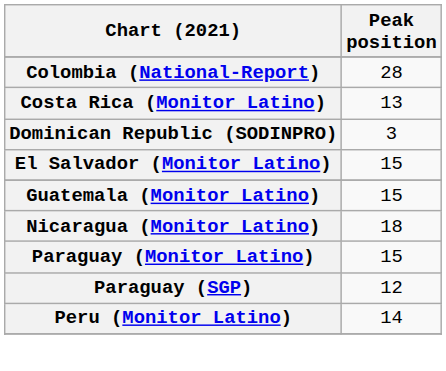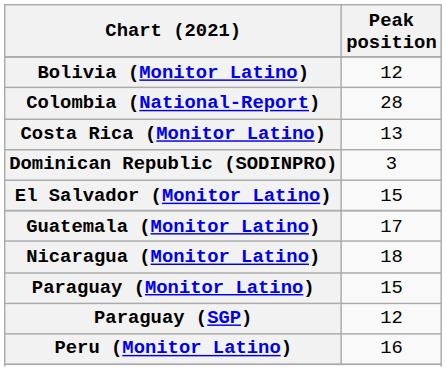+ row: (173, 73)
(392, 195) 15 -> (392, 226) 17
(392, 318) 14 -> (392, 349) 16
